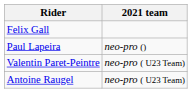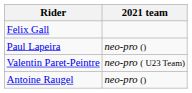(145, 79) neo-pro ( U23 Team) -> (125, 79) neo-pro ()
